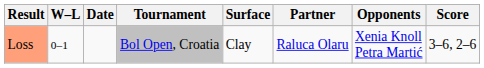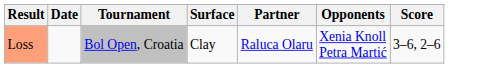- column: (66, 15)
